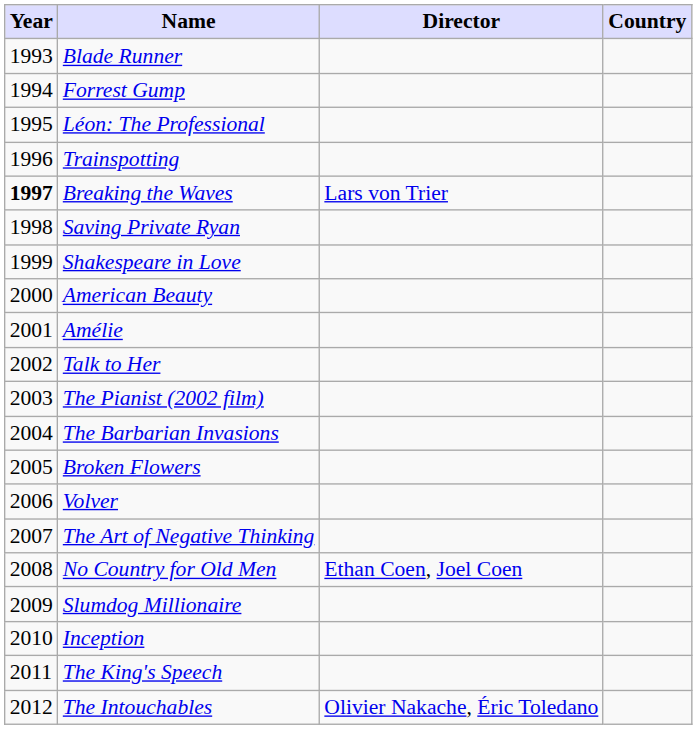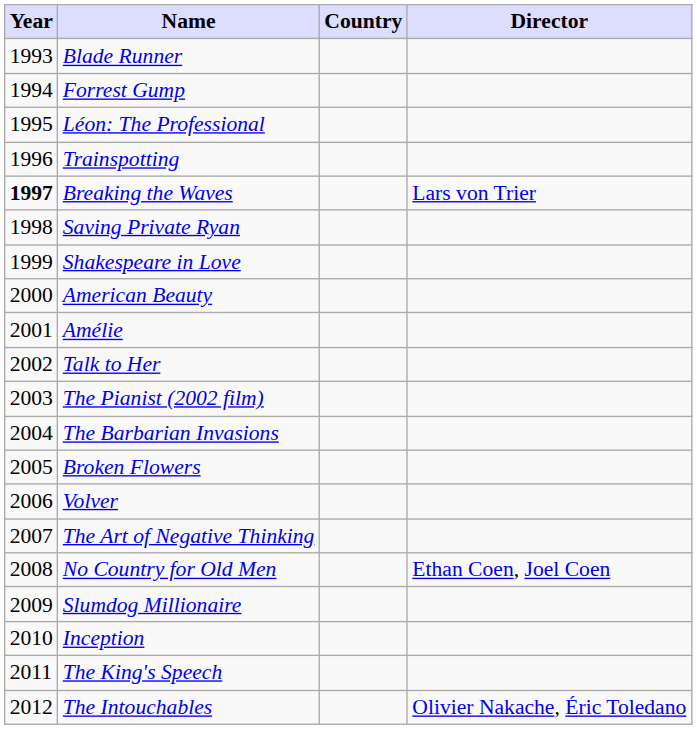columns swapped: (461, 21) <-> (647, 21)
